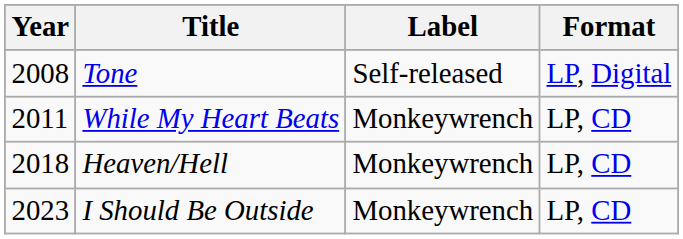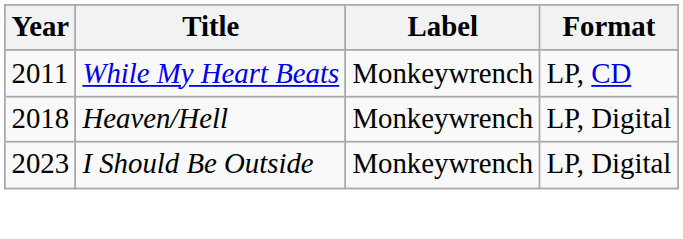- row: (110, 73)
(589, 164) LP, CD -> (609, 118) LP, Digital
(589, 210) LP, CD -> (609, 164) LP, Digital
